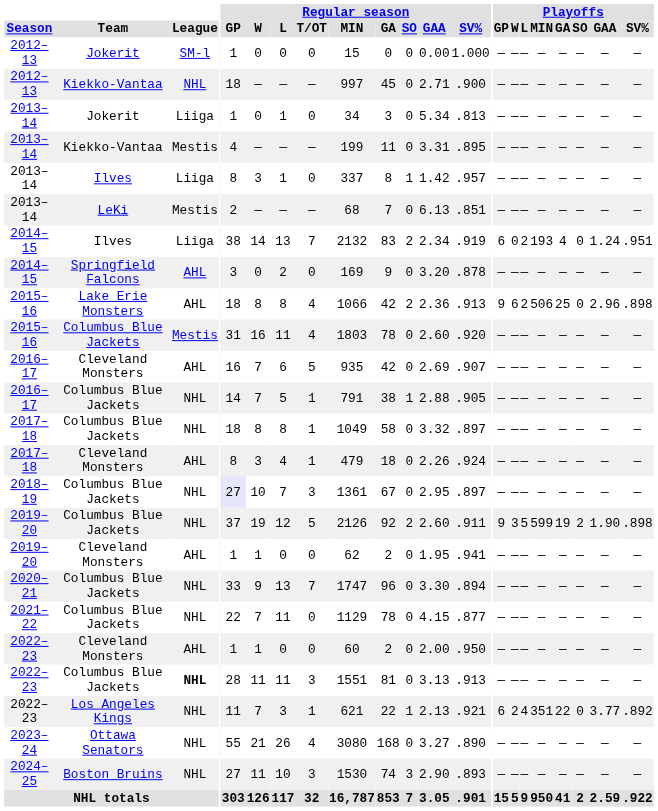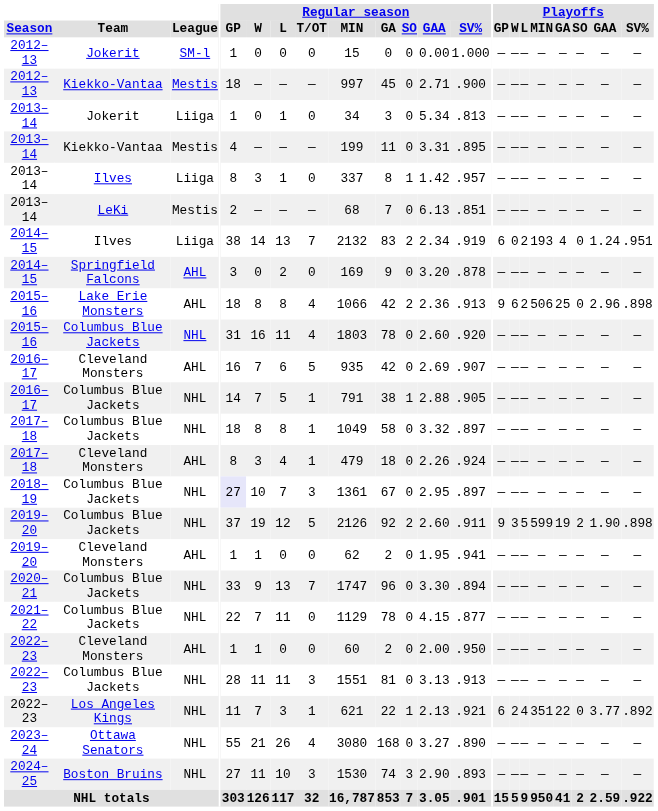(195, 84) NHL -> (195, 84) Mestis
(195, 335) Mestis -> (195, 335) NHL
(195, 680) bold -> (195, 680) normal
